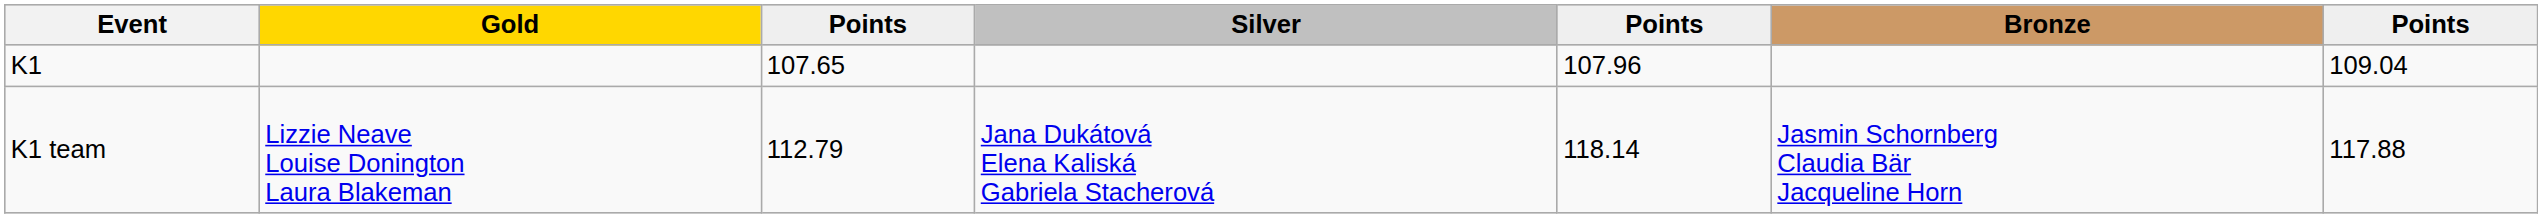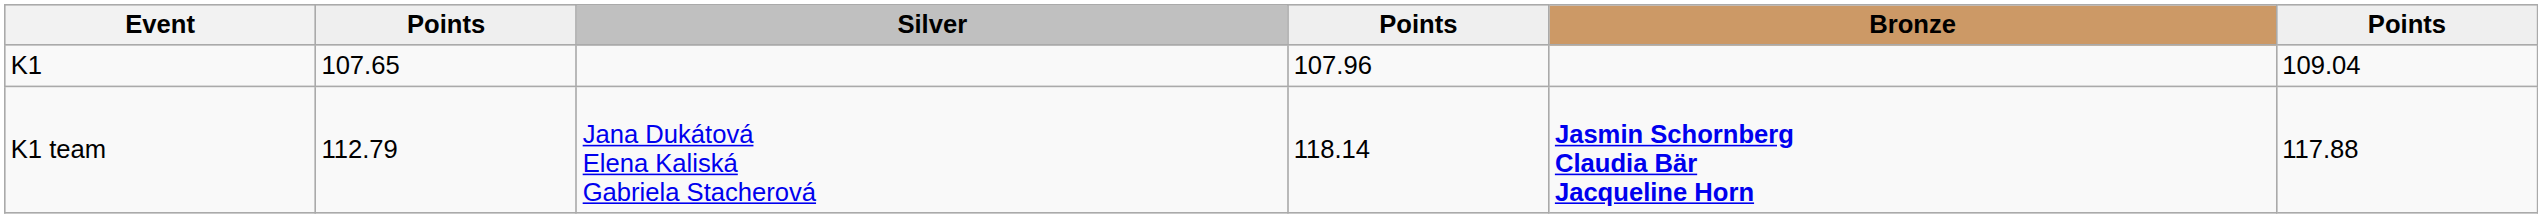- column: (510, 24)
(1888, 163) normal -> (1674, 163) bold
